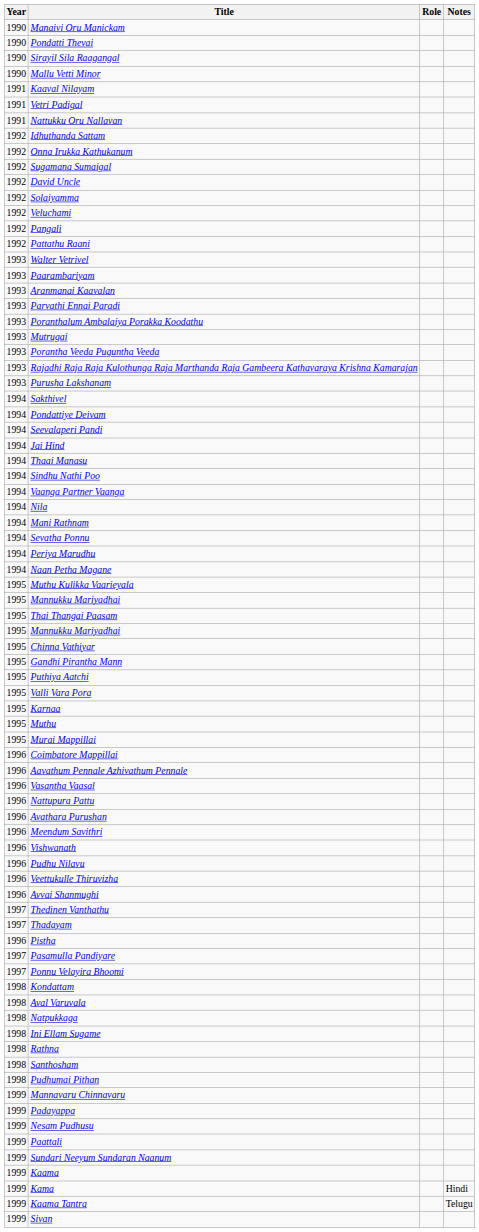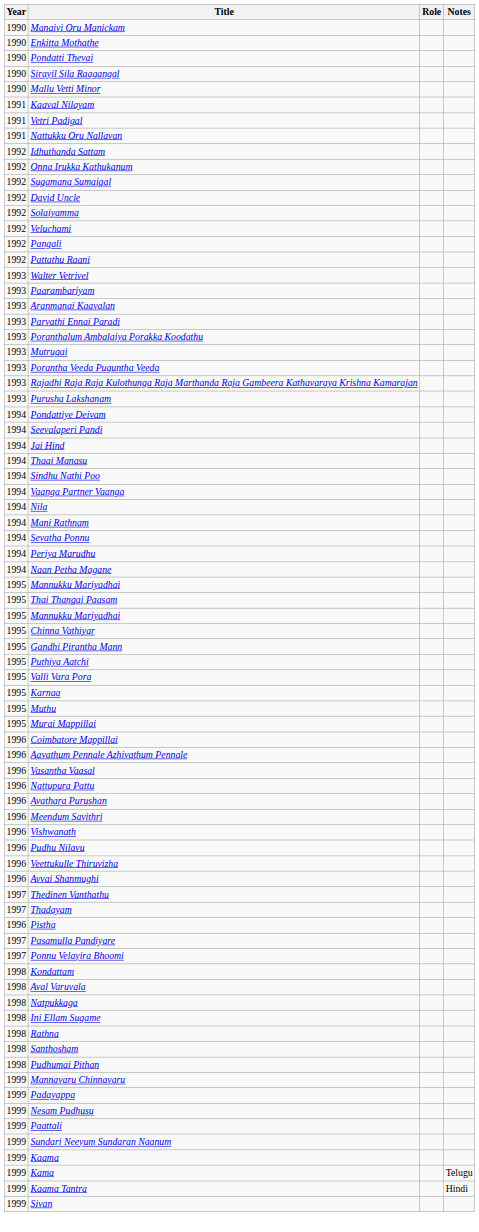+ row: (16, 43)
- row: (16, 399)
- row: (16, 584)
(457, 1188) Hindi -> (459, 1173) Telugu
(459, 1204) Telugu -> (457, 1188) Hindi
